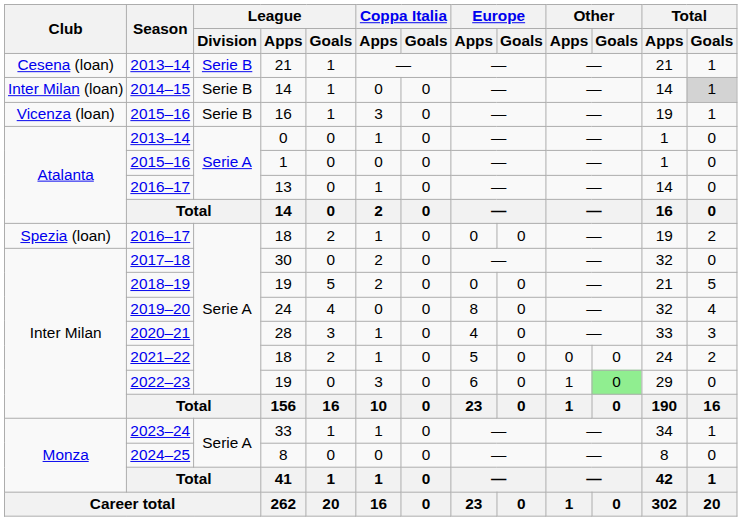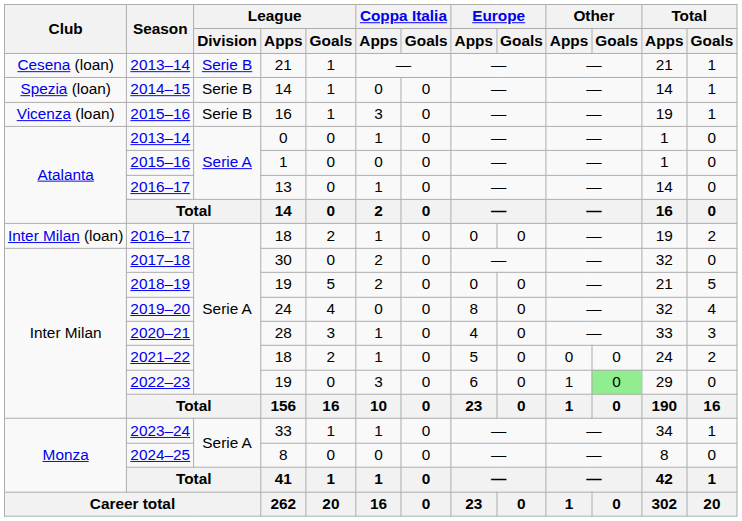(66, 89) Inter Milan (loan) -> (66, 89) Spezia (loan)
(712, 89) lightgrey background -> (712, 89) no background
(66, 235) Spezia (loan) -> (66, 235) Inter Milan (loan)
